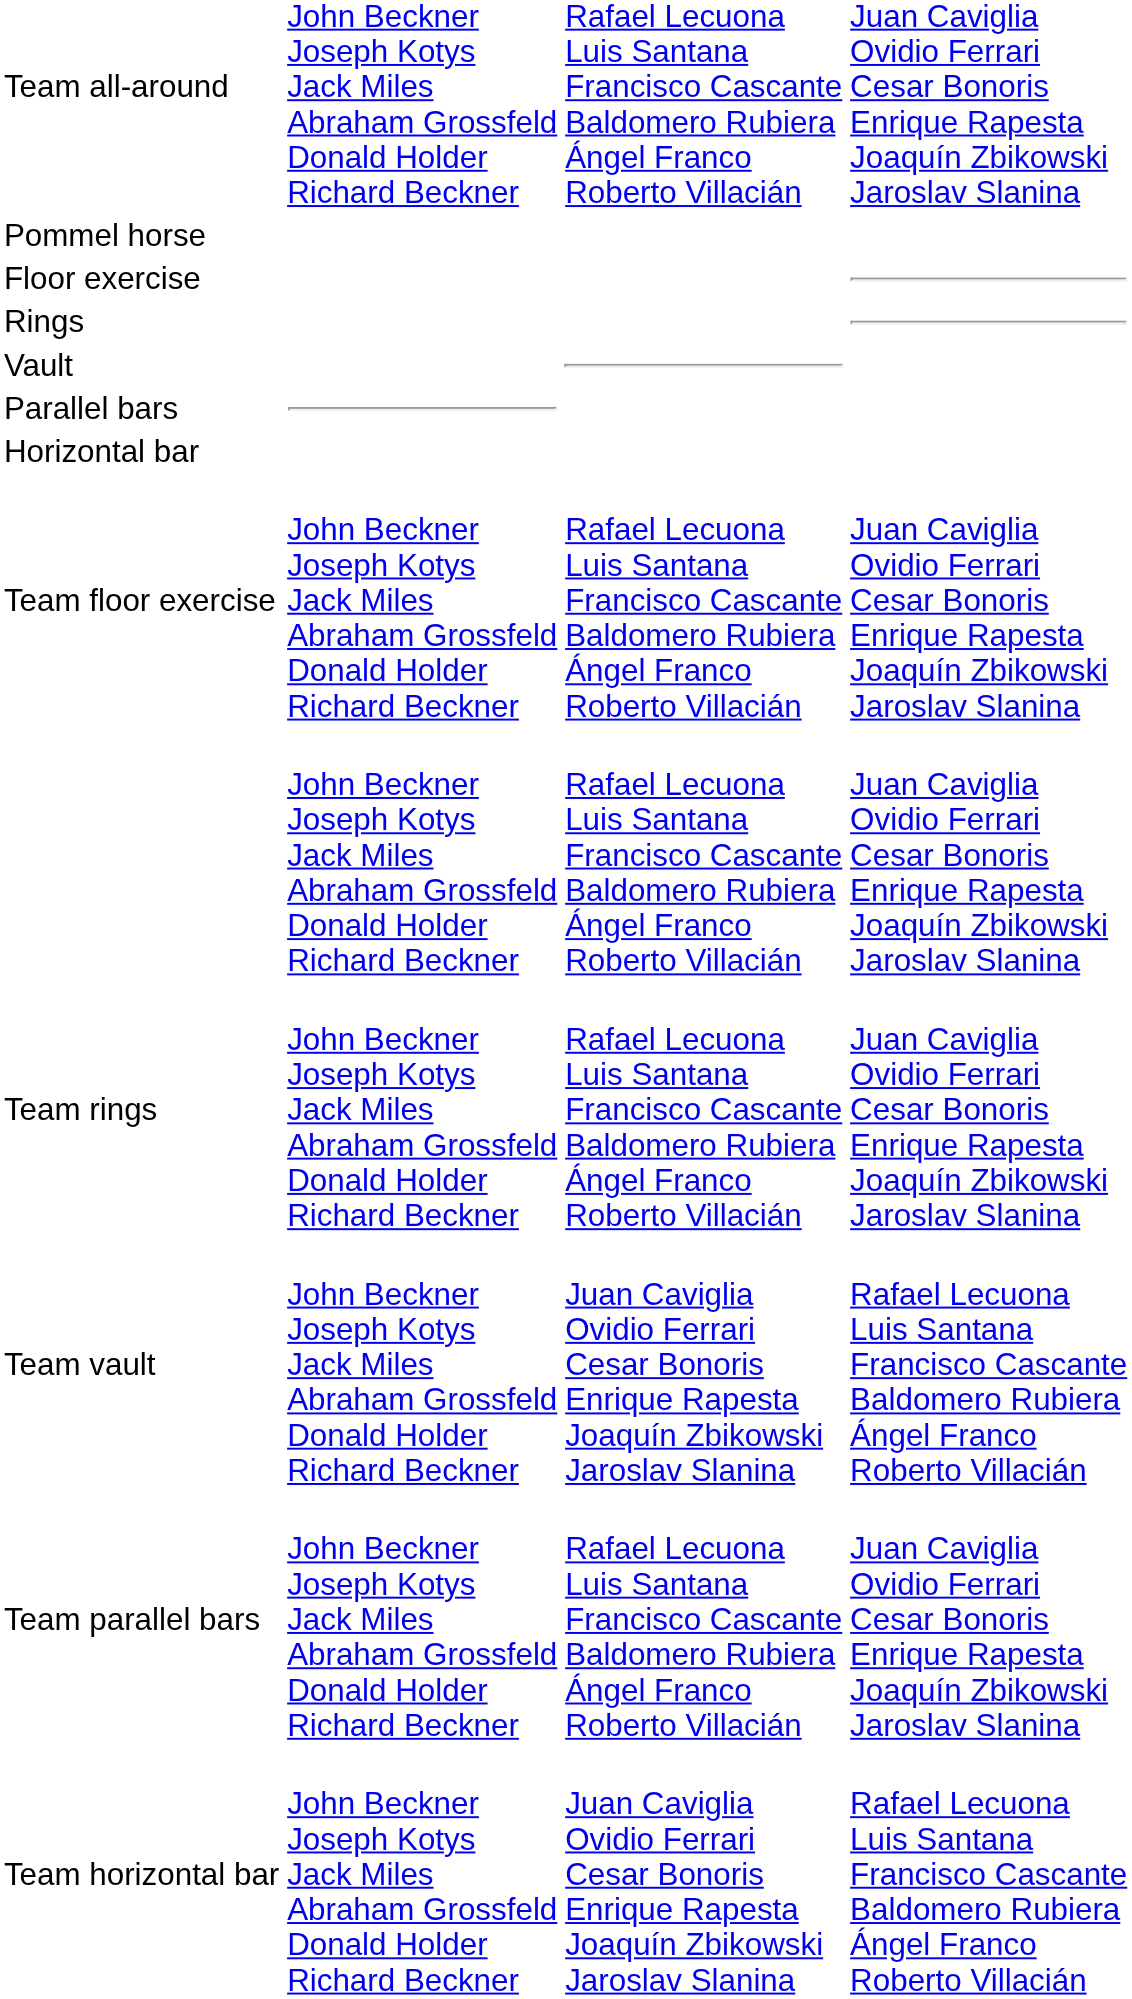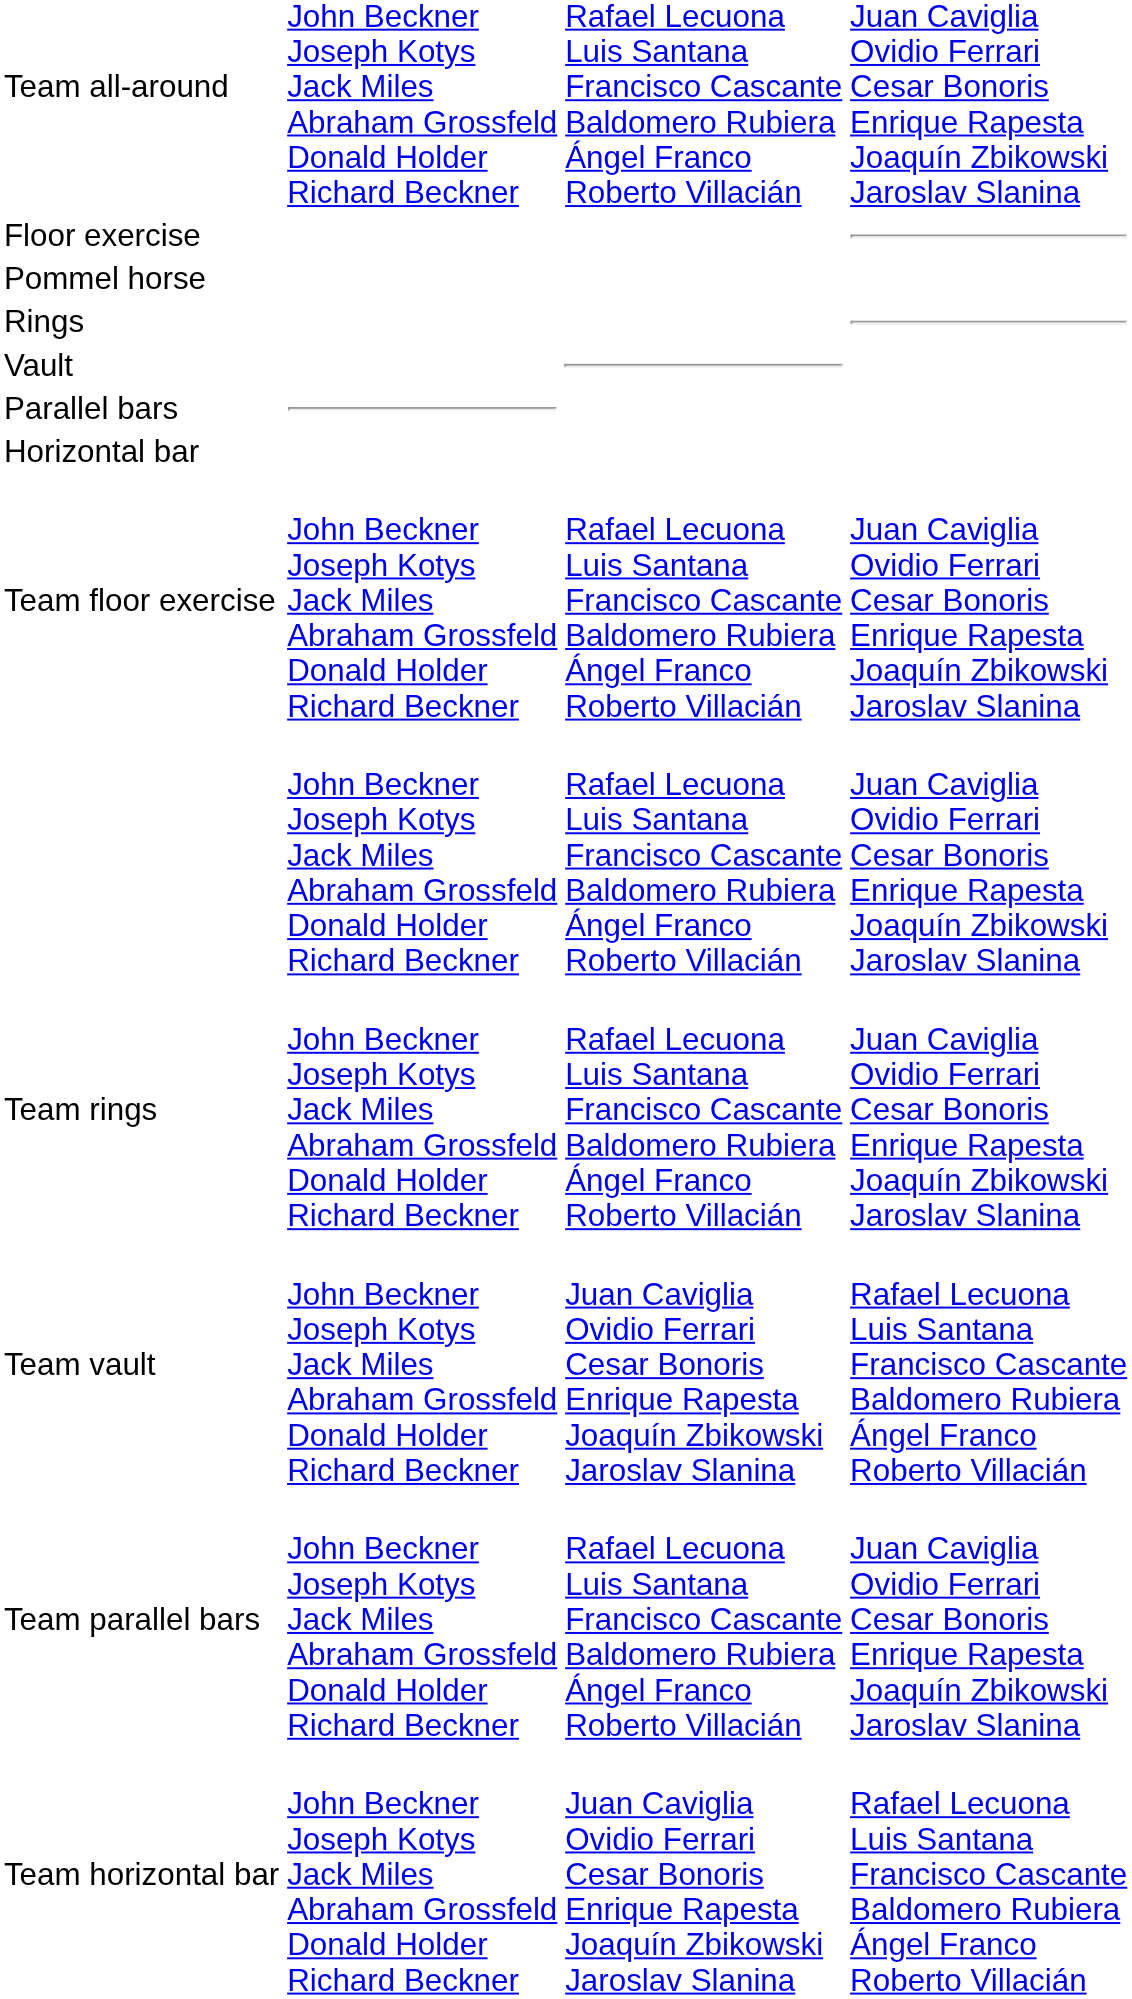rows swapped: (102, 279) <-> (105, 235)
